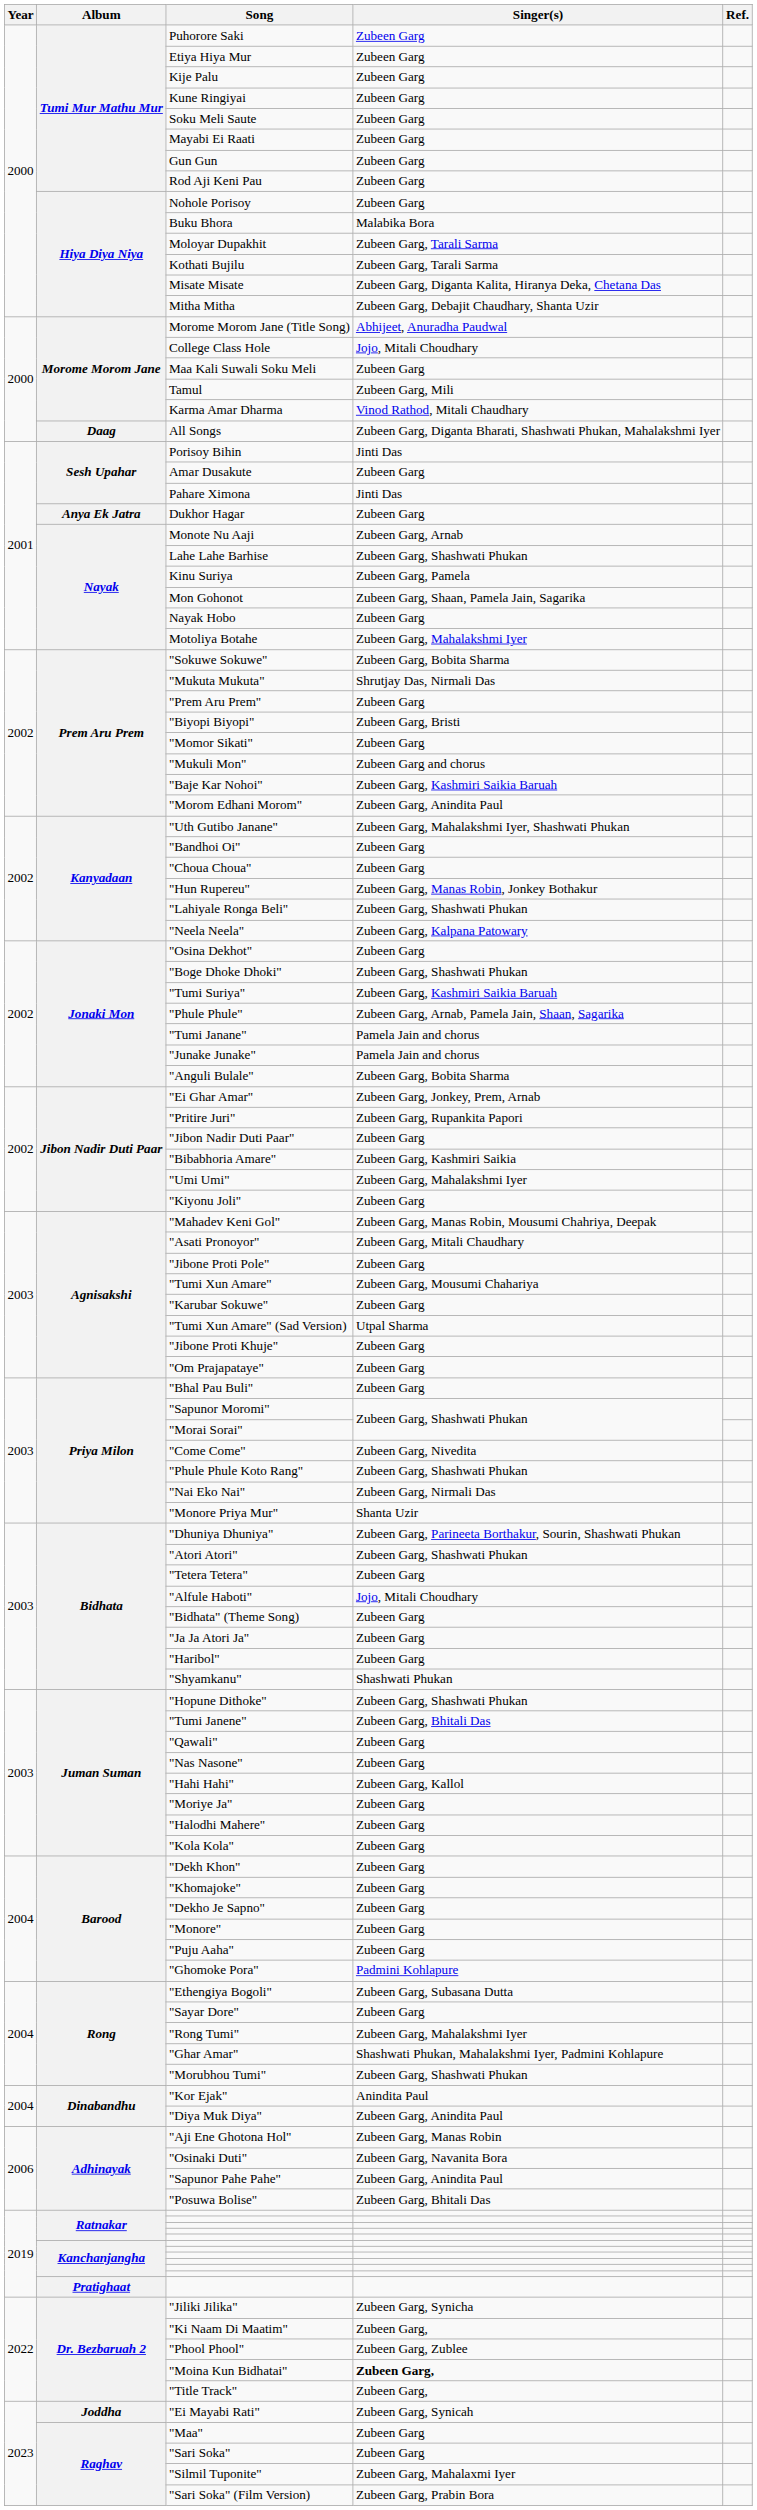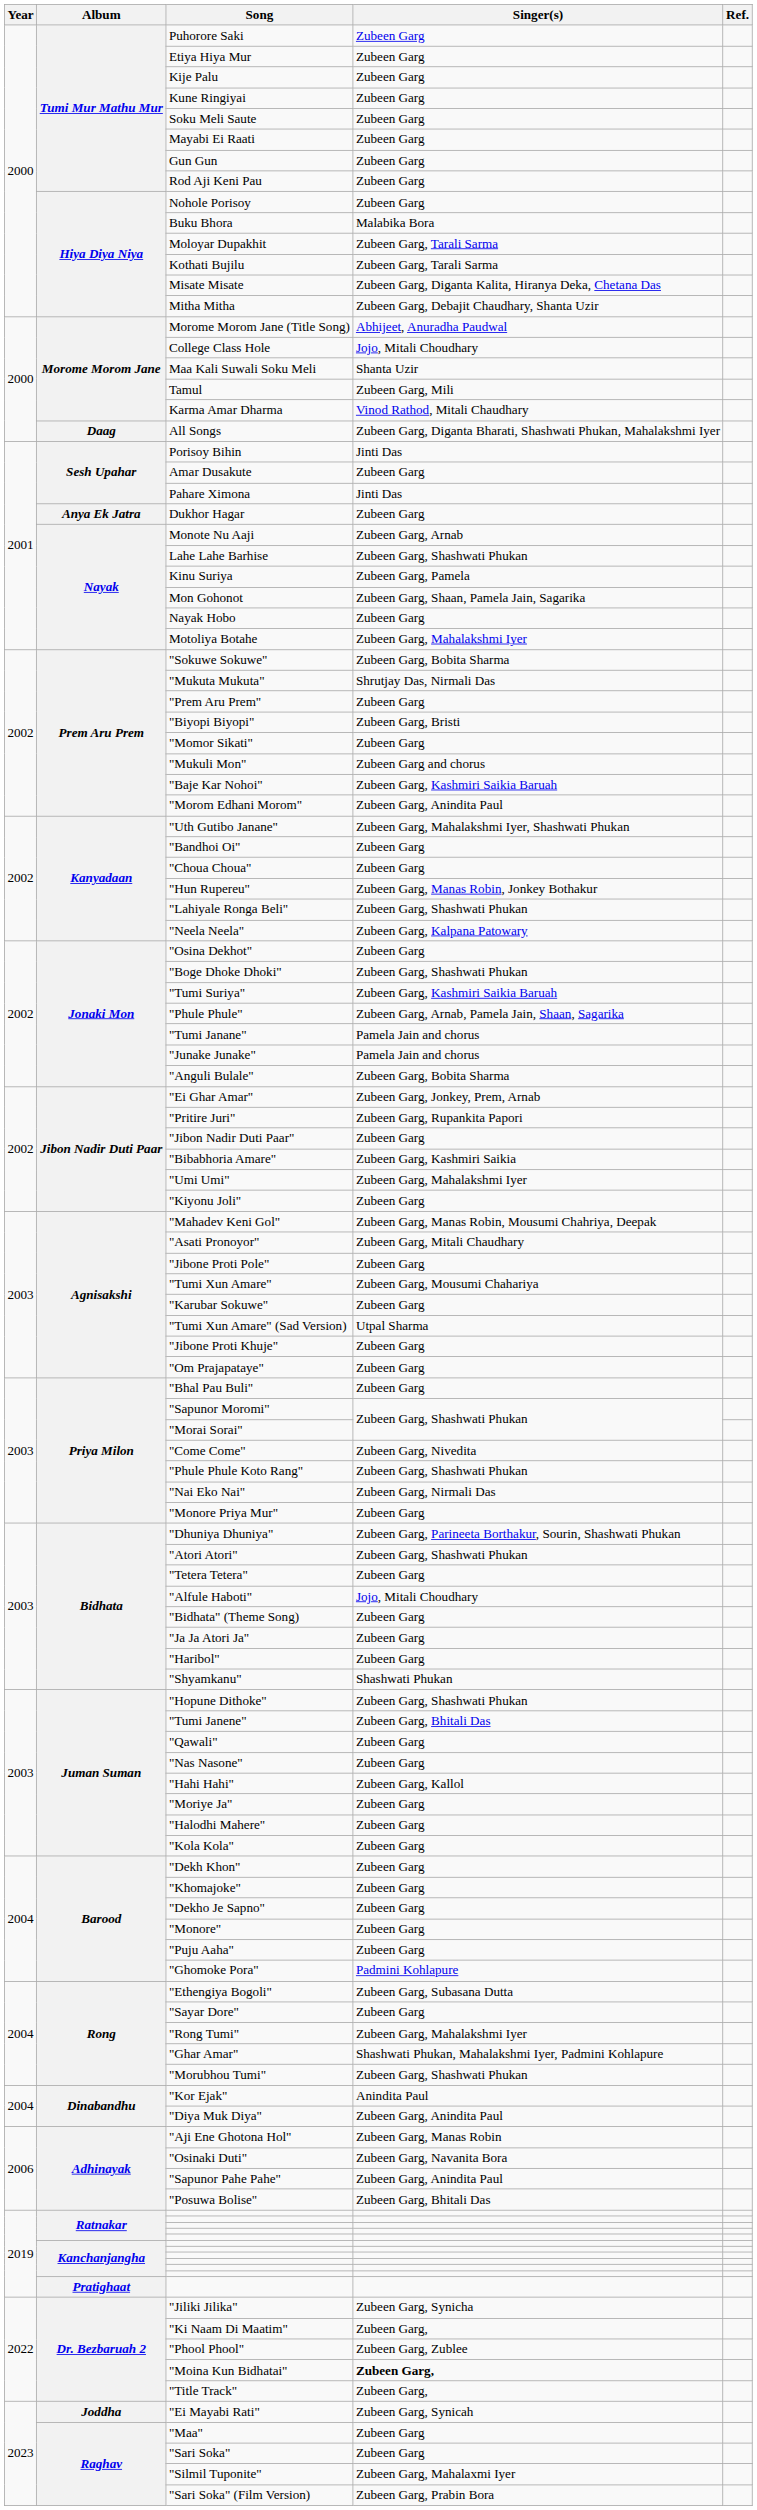(390, 368) Zubeen Garg -> (387, 368) Shanta Uzir
(387, 1513) Shanta Uzir -> (390, 1513) Zubeen Garg
